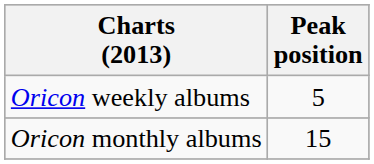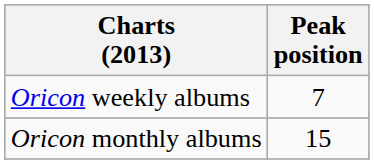(318, 96) 5 -> (318, 96) 7
